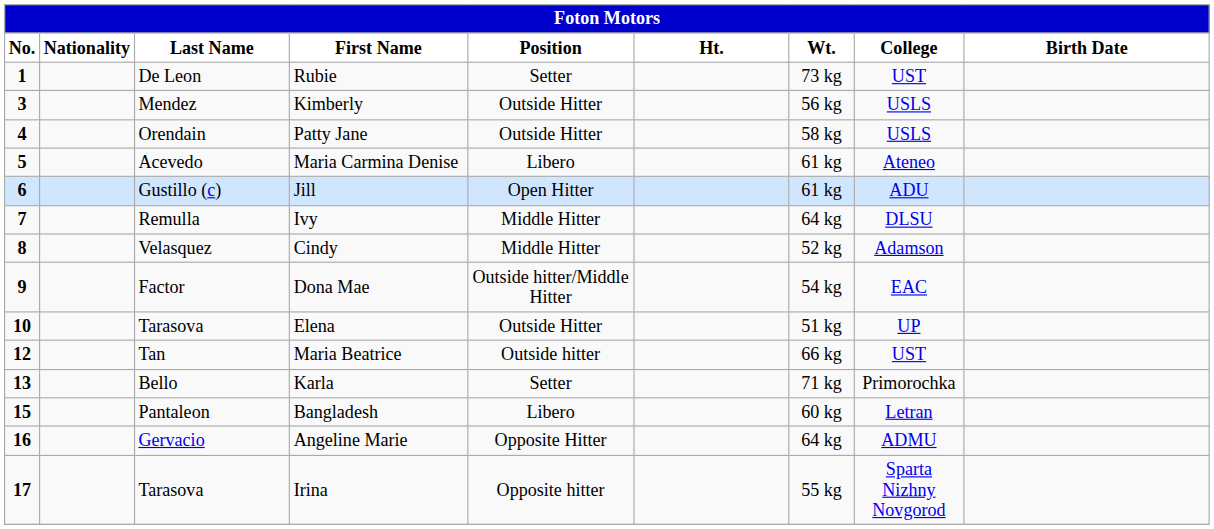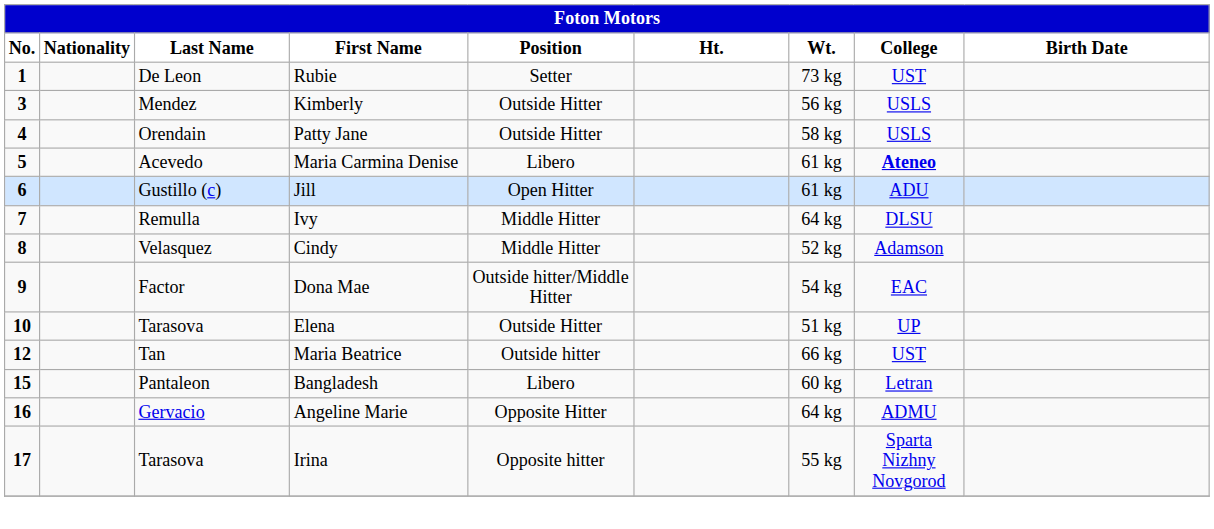(909, 162) normal -> (909, 162) bold
- row: (314, 383)
